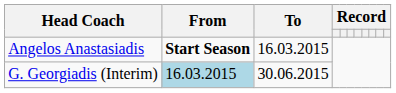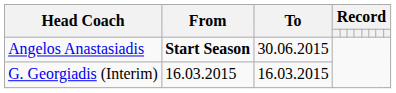(293, 49) 16.03.2015 -> (293, 49) 30.06.2015
(201, 74) lightblue background -> (201, 74) no background
(293, 74) 30.06.2015 -> (293, 74) 16.03.2015
